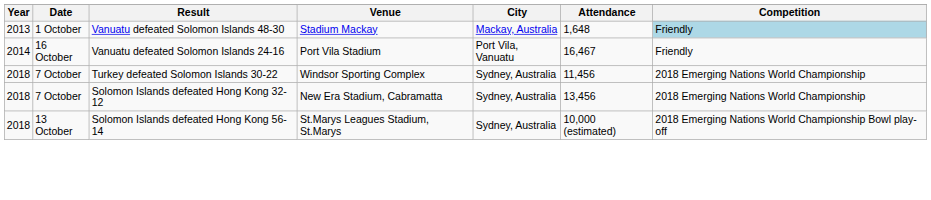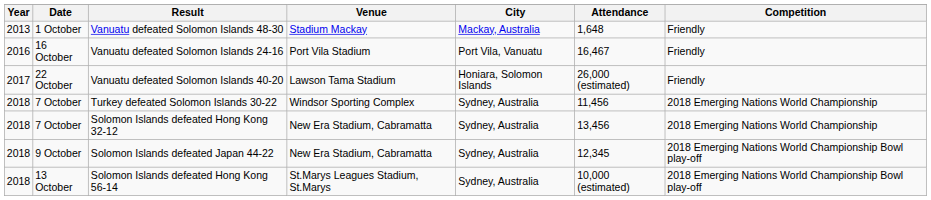(674, 30) lightblue background -> (686, 30) no background
(19, 52) 2014 -> (19, 52) 2016
+ row: (187, 80)
+ row: (182, 154)
